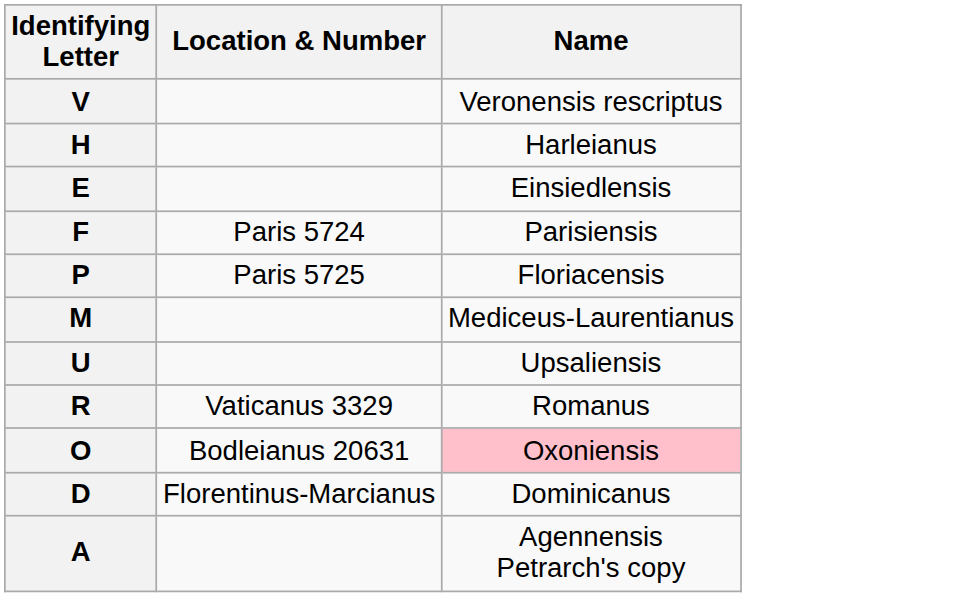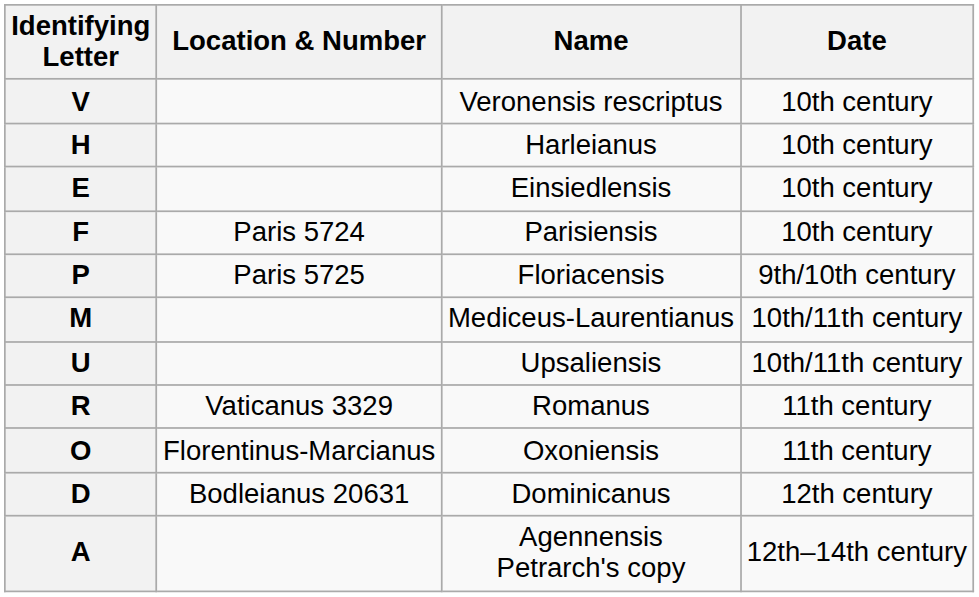+ column: (857, 41)
(299, 450) Bodleianus 20631 -> (299, 450) Florentinus-Marcianus
(591, 450) pink background -> (591, 450) no background
(299, 493) Florentinus-Marcianus -> (299, 493) Bodleianus 20631
